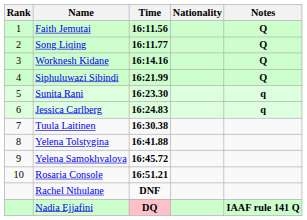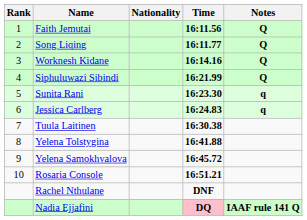columns swapped: (197, 12) <-> (150, 12)
